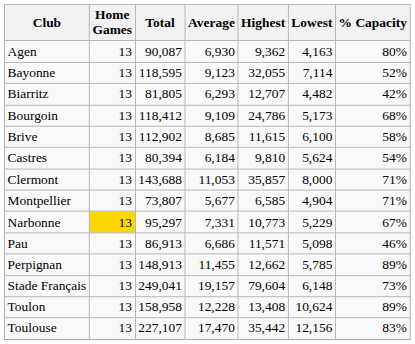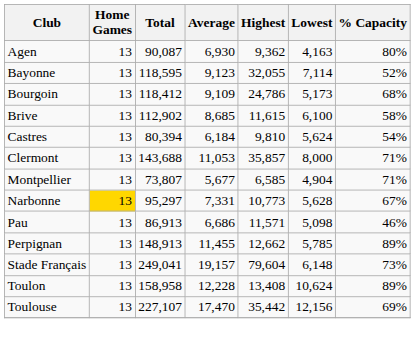- row: (28, 94)
(317, 222) 5,229 -> (317, 200) 5,628
(395, 328) 83% -> (395, 307) 69%
